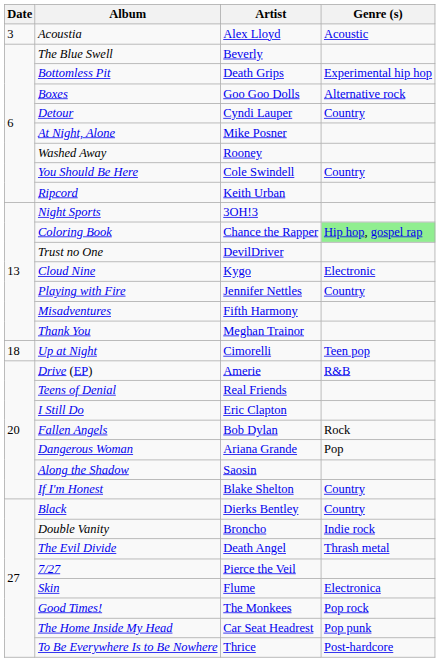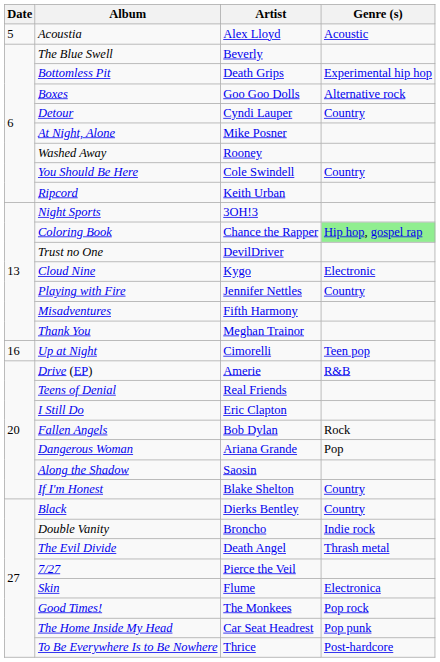(10, 34) 3 -> (10, 34) 5
(14, 350) 18 -> (14, 350) 16
